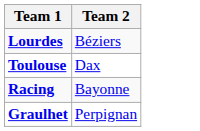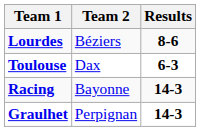+ column: (168, 16)
